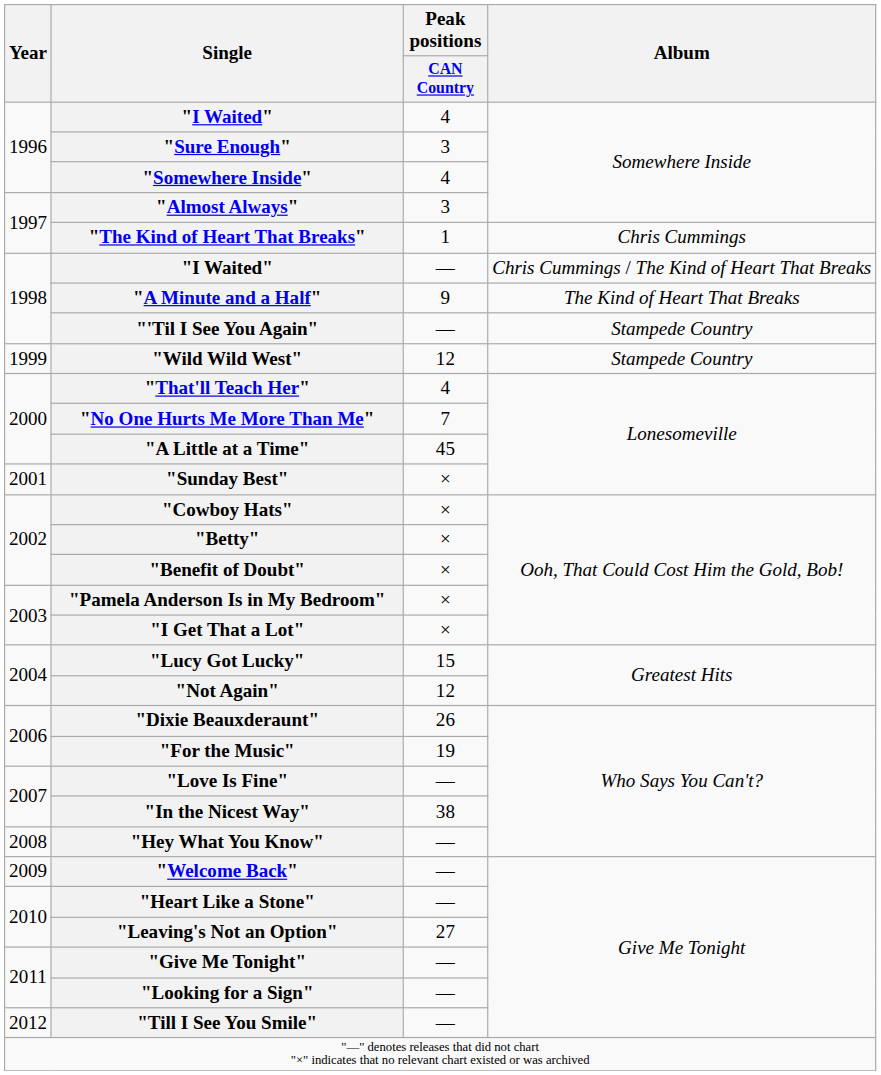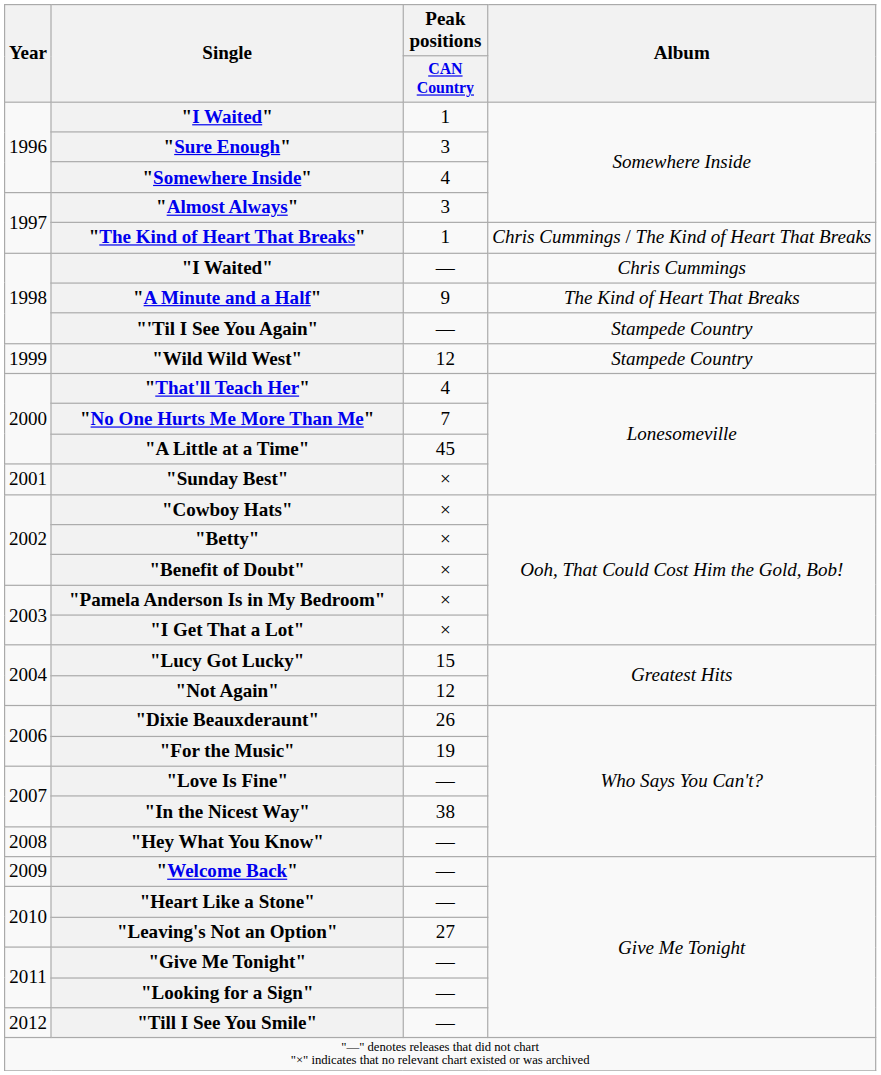(445, 116) 4 -> (445, 116) 1
(682, 237) Chris Cummings -> (682, 237) Chris Cummings / The Kind of Heart That Breaks
(682, 267) Chris Cummings / The Kind of Heart That Breaks -> (682, 267) Chris Cummings
